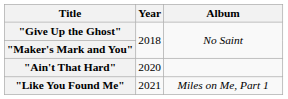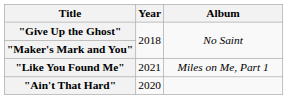rows swapped: (70, 67) <-> (70, 85)
